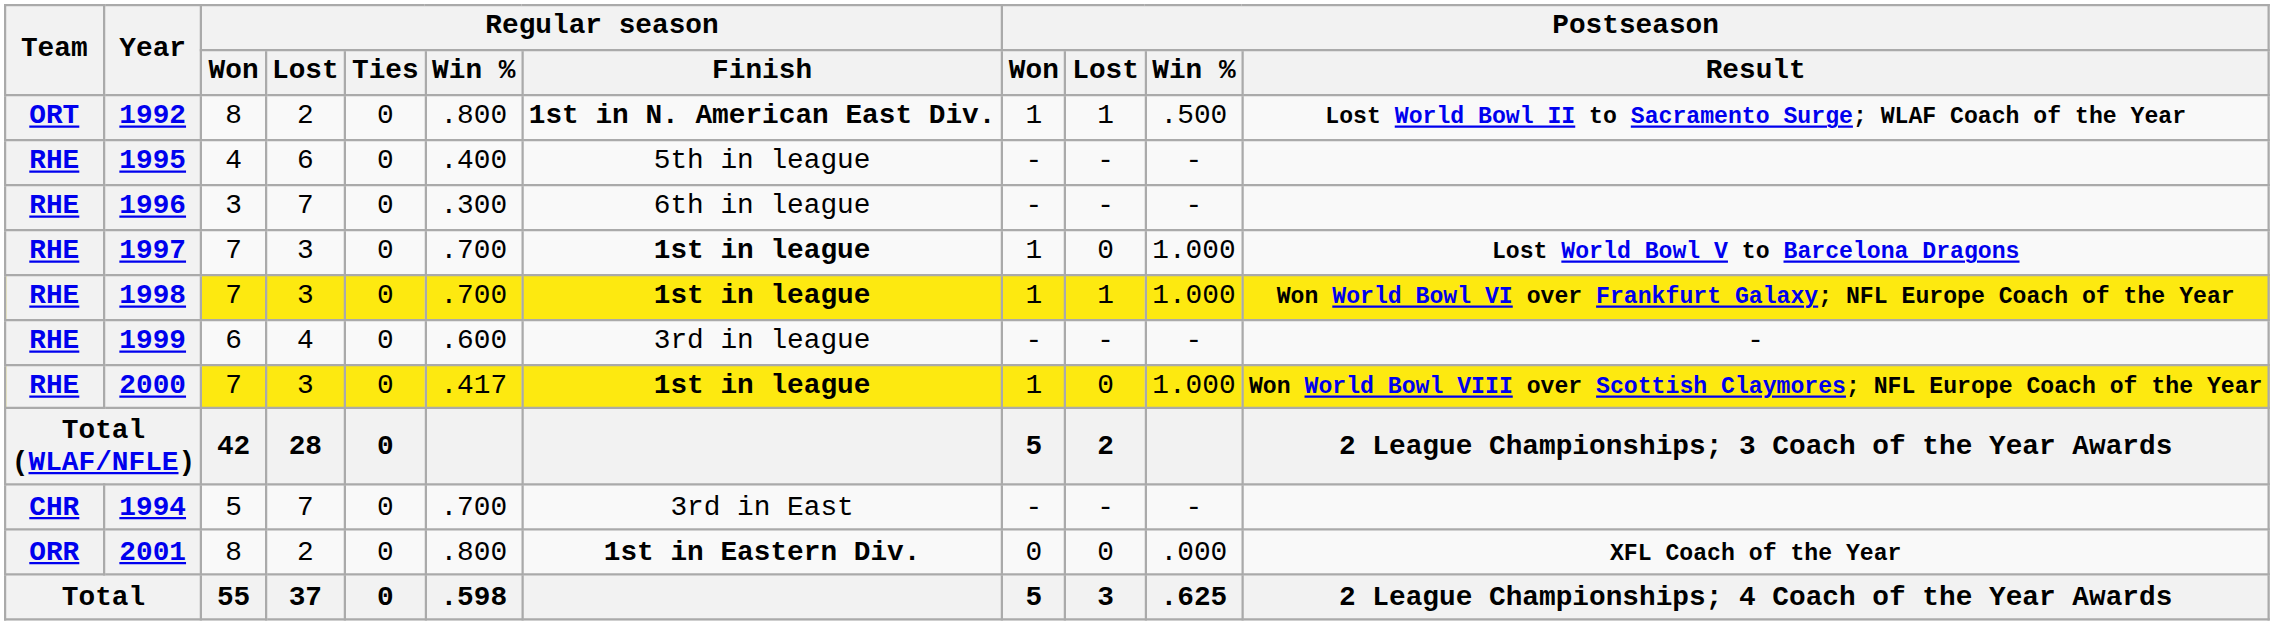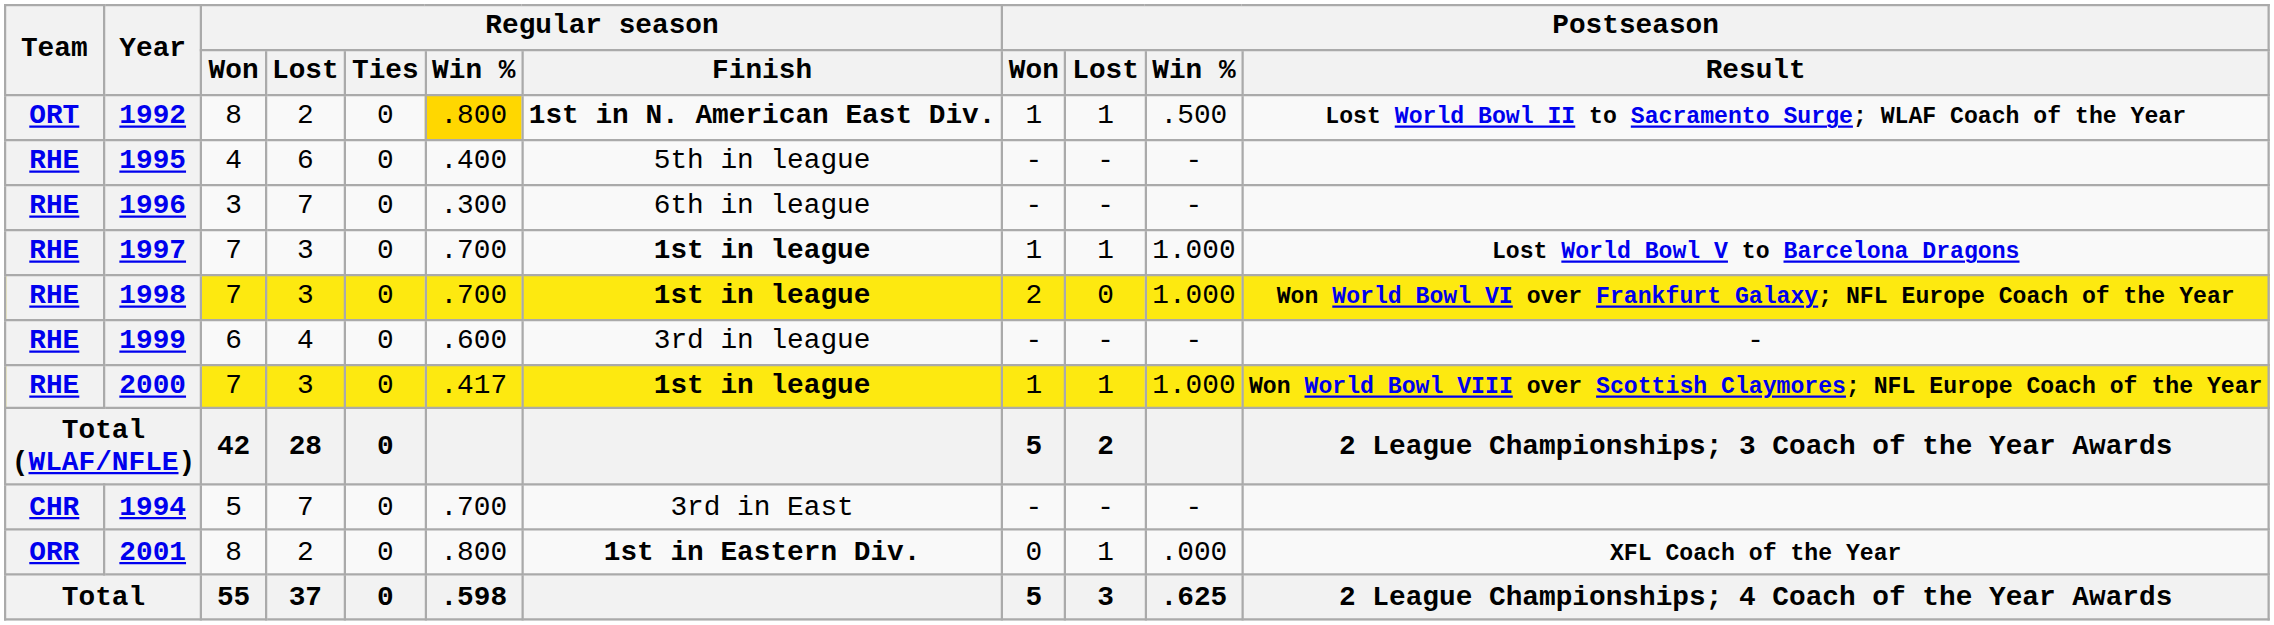(474, 118) no background -> (474, 118) gold background
(1106, 252) 0 -> (1106, 252) 1
(1034, 297) 1 -> (1034, 297) 2
(1106, 297) 1 -> (1106, 297) 0
(1106, 387) 0 -> (1106, 387) 1
(1106, 553) 0 -> (1106, 553) 1
